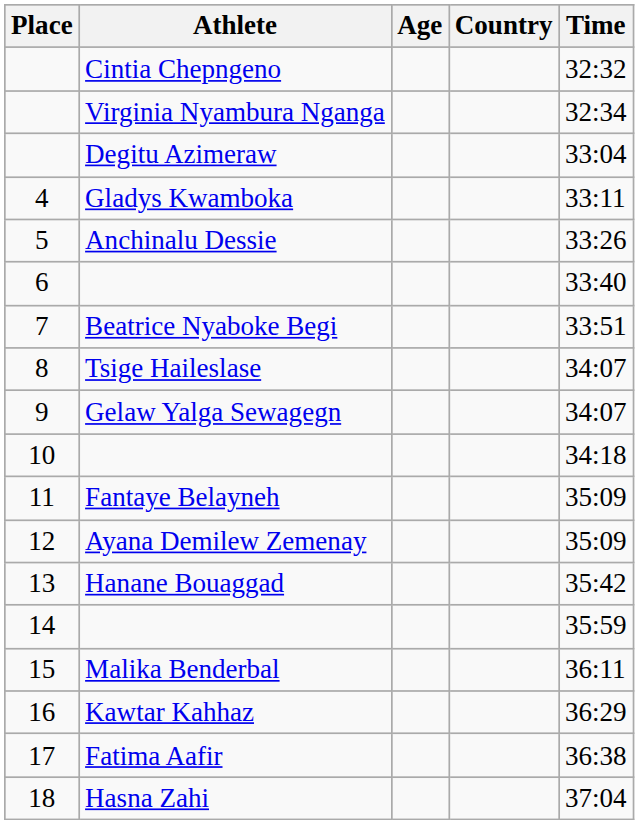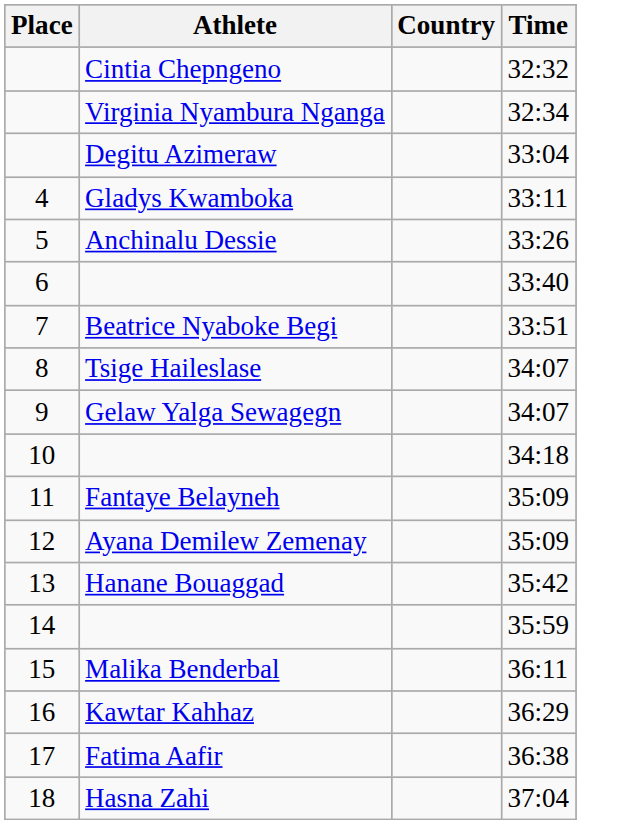- column: (420, 25)
